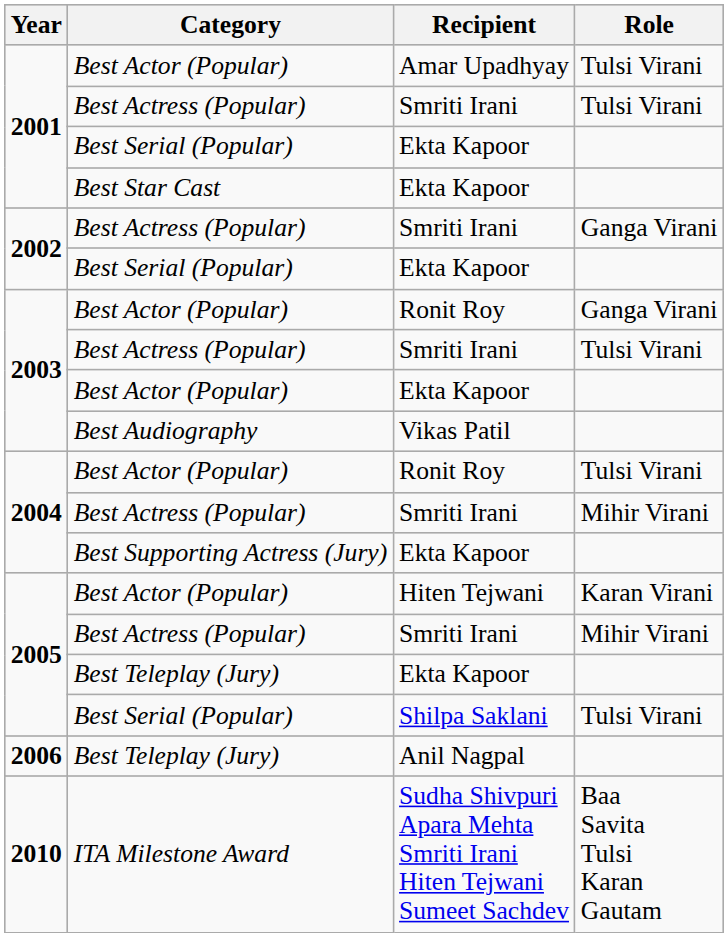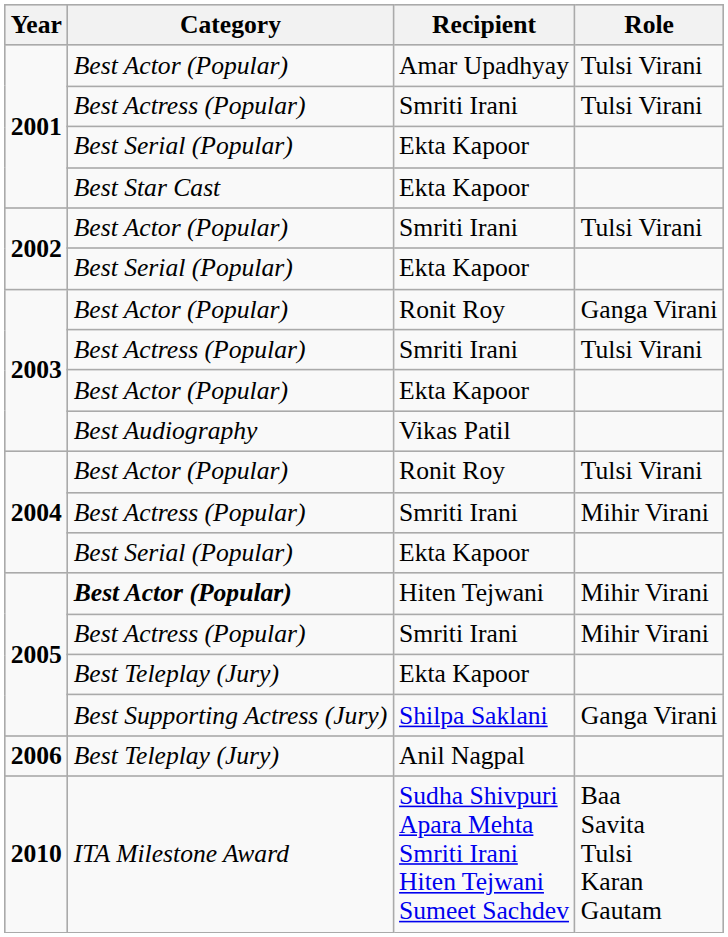(190, 227) Best Actress (Popular) -> (181, 227) Best Actor (Popular)
(649, 227) Ganga Virani -> (642, 227) Tulsi Virani
(230, 552) Best Supporting Actress (Jury) -> (183, 552) Best Serial (Popular)
(181, 593) normal -> (183, 593) bold
(647, 593) Karan Virani -> (645, 593) Mihir Virani
(183, 715) Best Serial (Popular) -> (230, 715) Best Supporting Actress (Jury)
(642, 715) Tulsi Virani -> (649, 715) Ganga Virani
